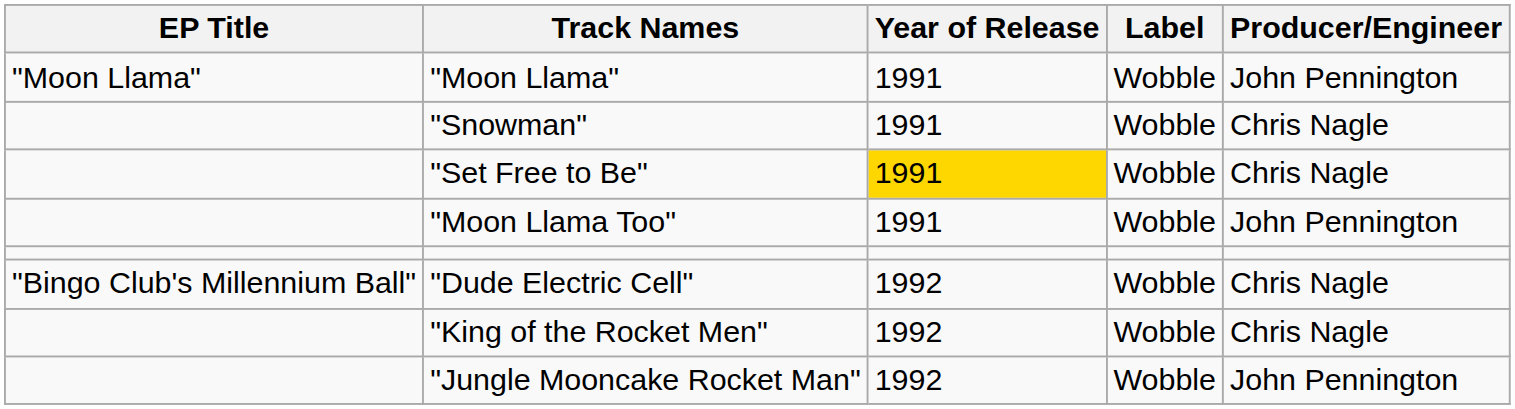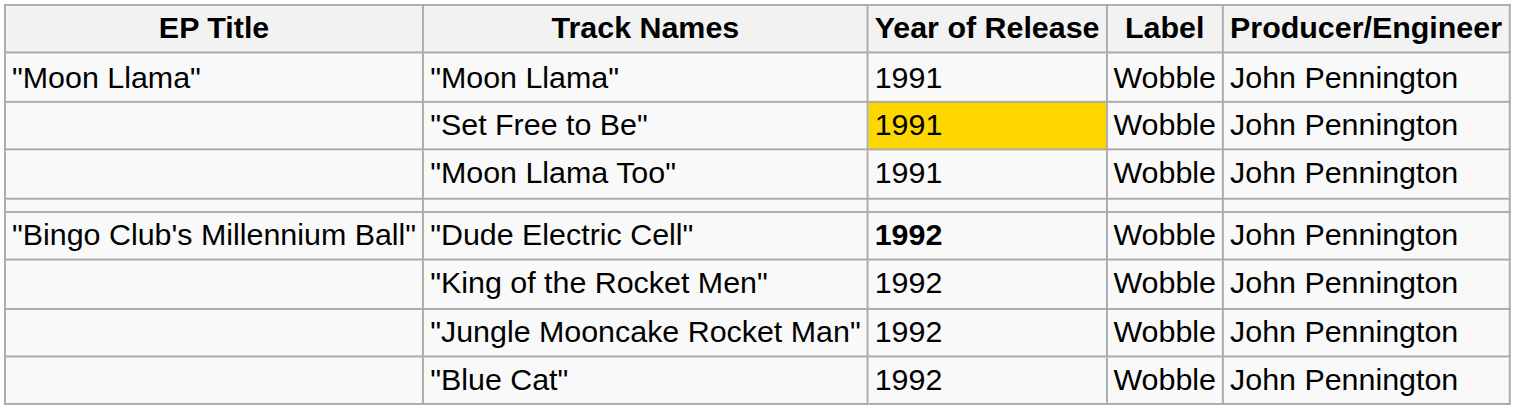- row: (509, 125)
(1309, 173) Chris Nagle -> (1344, 125) John Pennington
(909, 283) normal -> (909, 235) bold
(1309, 283) Chris Nagle -> (1344, 235) John Pennington
(1309, 331) Chris Nagle -> (1344, 283) John Pennington
+ row: (499, 380)
